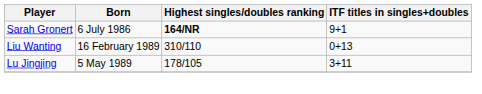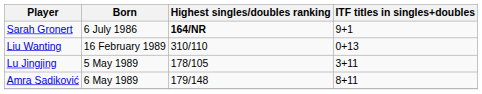+ row: (43, 79)
